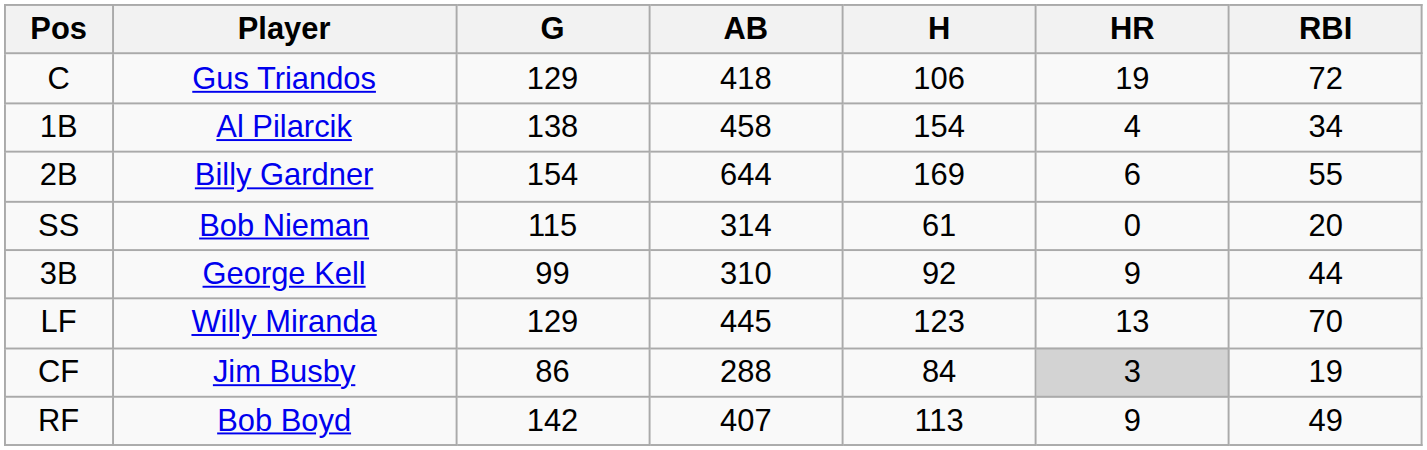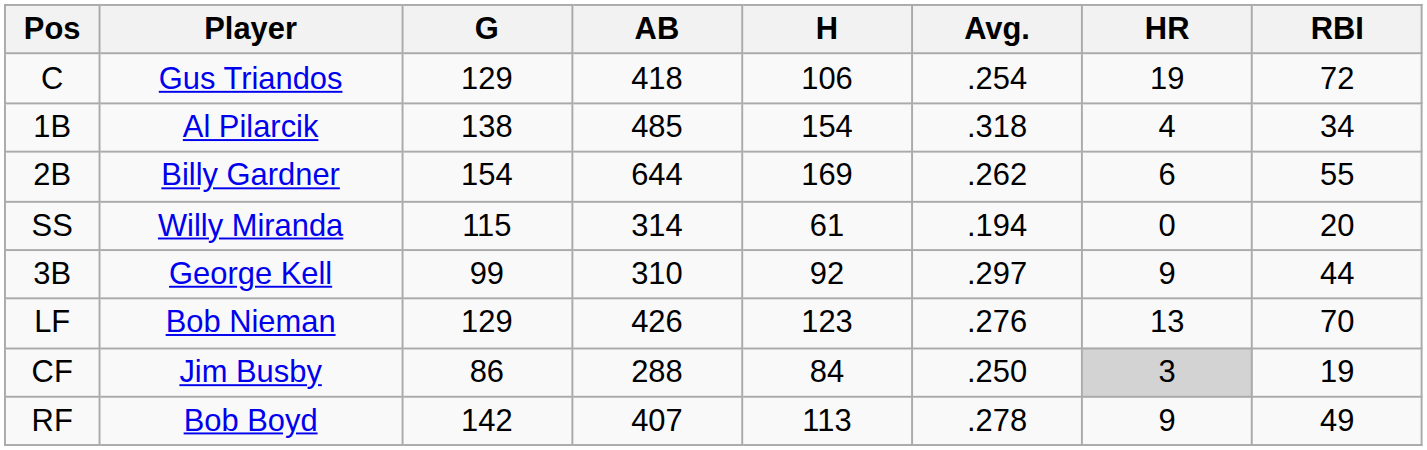+ column: (997, 28)
(746, 126) 458 -> (657, 126) 485
(284, 224) Bob Nieman -> (251, 224) Willy Miranda
(284, 322) Willy Miranda -> (251, 322) Bob Nieman
(746, 322) 445 -> (657, 322) 426
